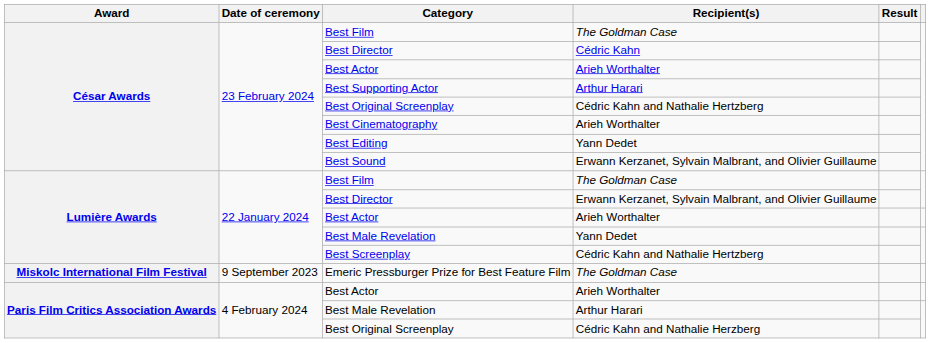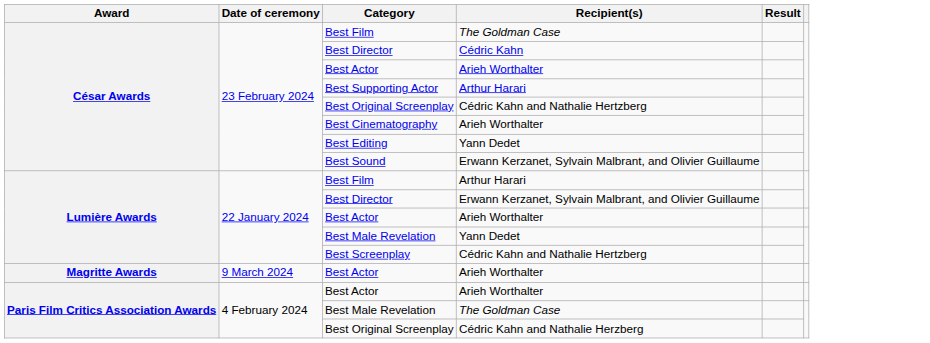(626, 180) The Goldman Case -> (492, 180) Arthur Harari
+ row: (112, 273)
- row: (112, 273)
(609, 310) Arthur Harari -> (510, 310) The Goldman Case
